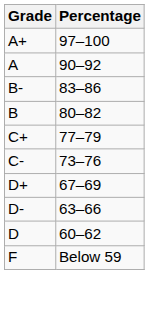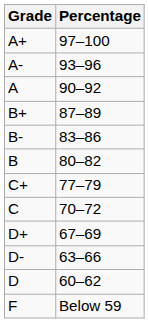+ row: (16, 64)
+ row: (17, 112)
- row: (16, 161)
+ row: (13, 209)
